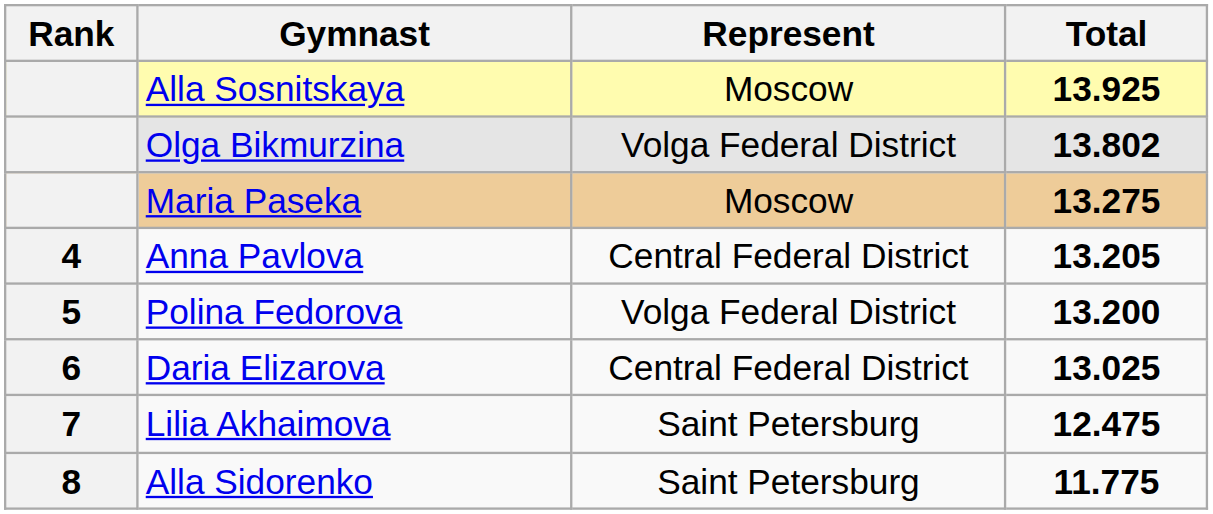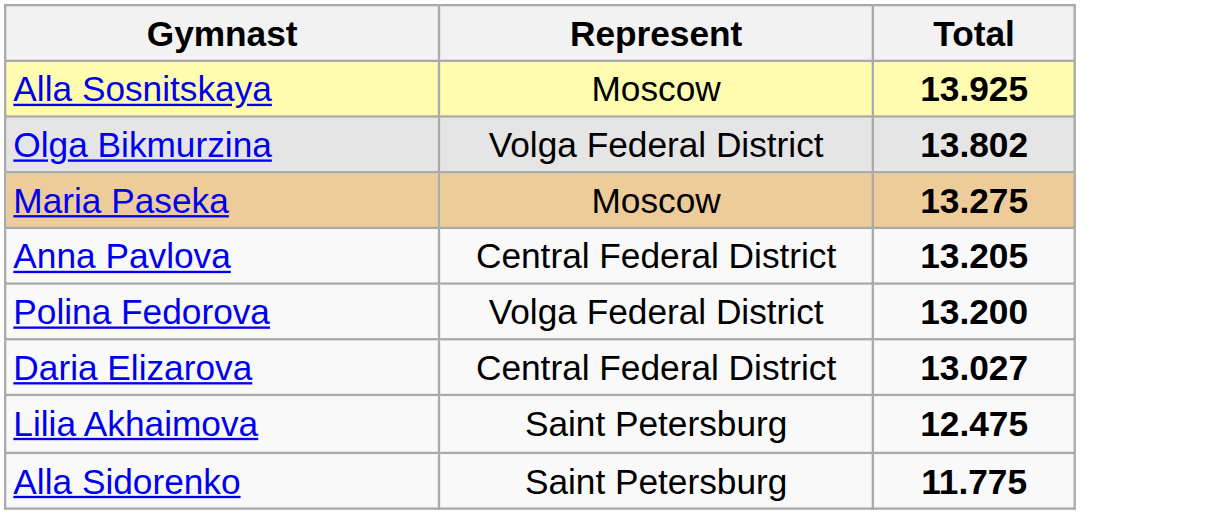- column: (71, 33)
(1106, 368) 13.025 -> (974, 368) 13.027
